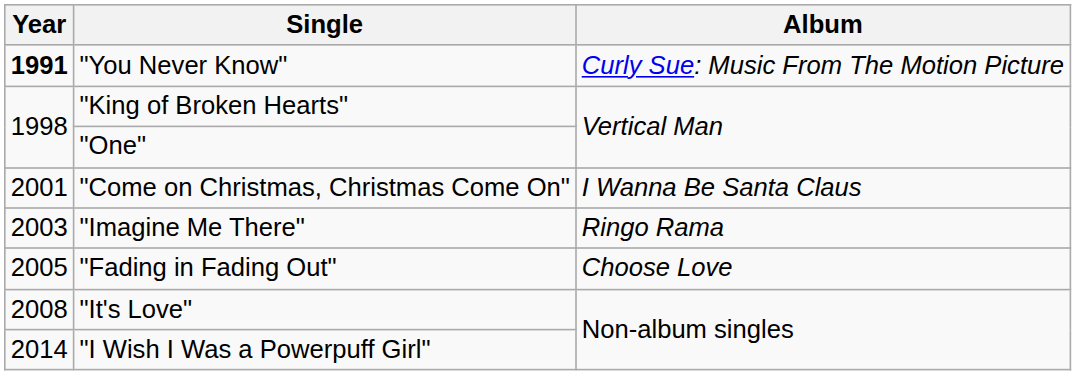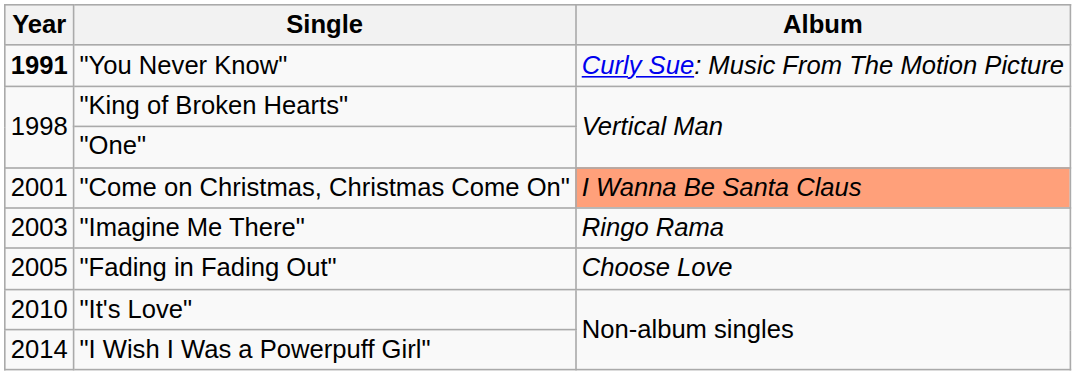(722, 187) no background -> (722, 187) lightsalmon background
(39, 308) 2008 -> (39, 308) 2010
